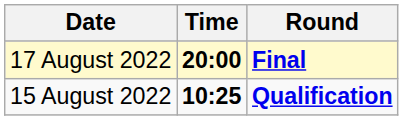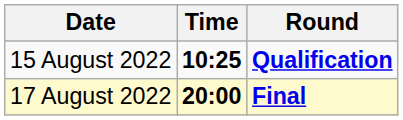rows swapped: (91, 96) <-> (91, 59)
